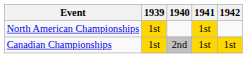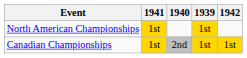columns swapped: (154, 12) <-> (205, 12)
